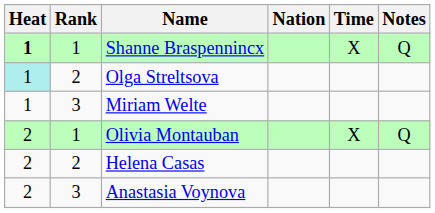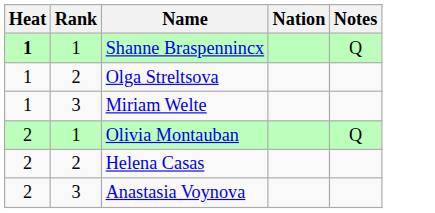- column: (354, 18)
(28, 76) paleturquoise background -> (28, 76) no background
